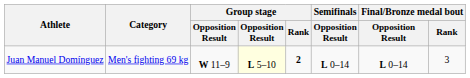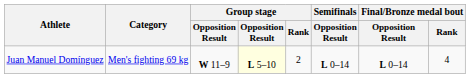(299, 60) bold -> (299, 60) normal
(447, 60) 3 -> (447, 60) 4
